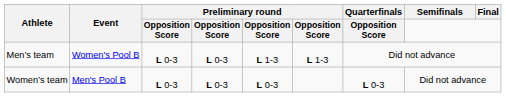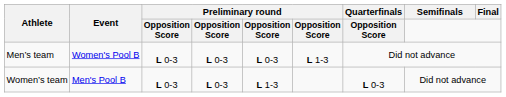(267, 60) L 1-3 -> (267, 60) L 0-3
(267, 85) L 0-3 -> (267, 85) L 1-3
